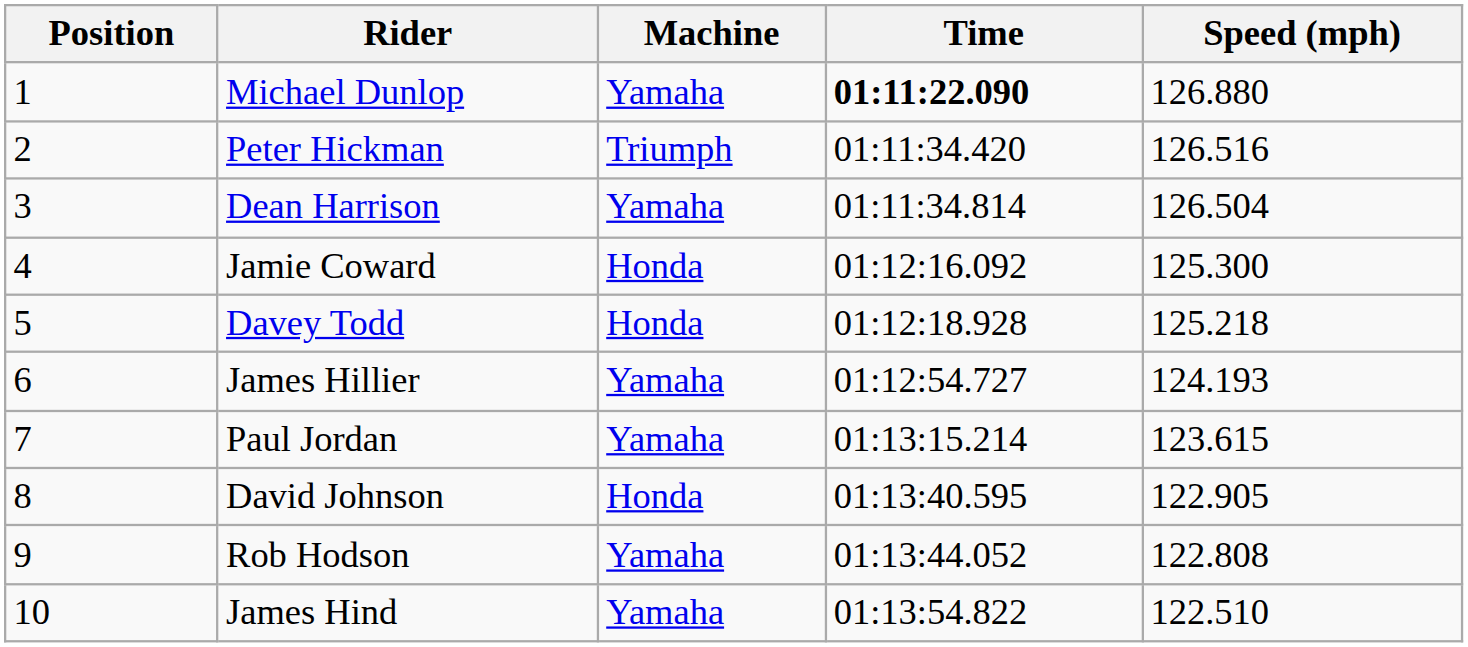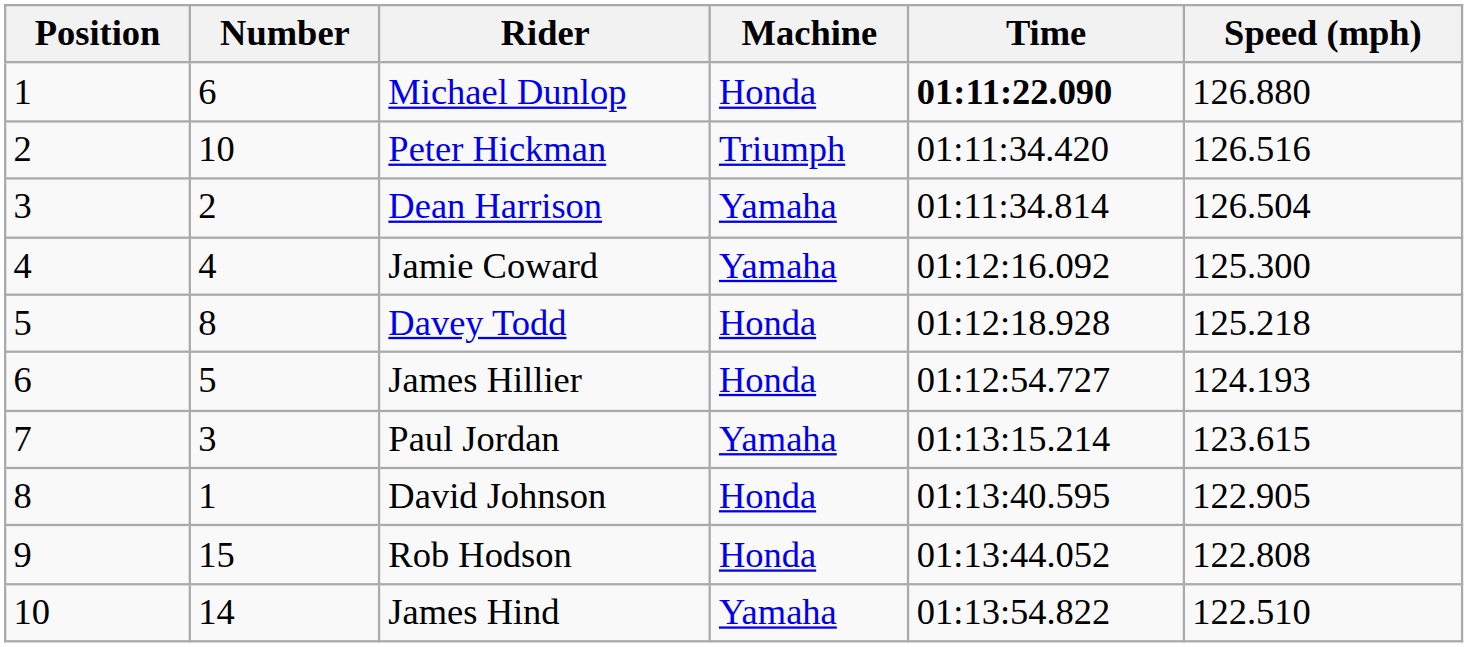+ column: (285, 33)
(665, 91) Yamaha -> (768, 91) Honda
(655, 264) Honda -> (778, 264) Yamaha
(665, 380) Yamaha -> (768, 380) Honda
(665, 554) Yamaha -> (768, 554) Honda
